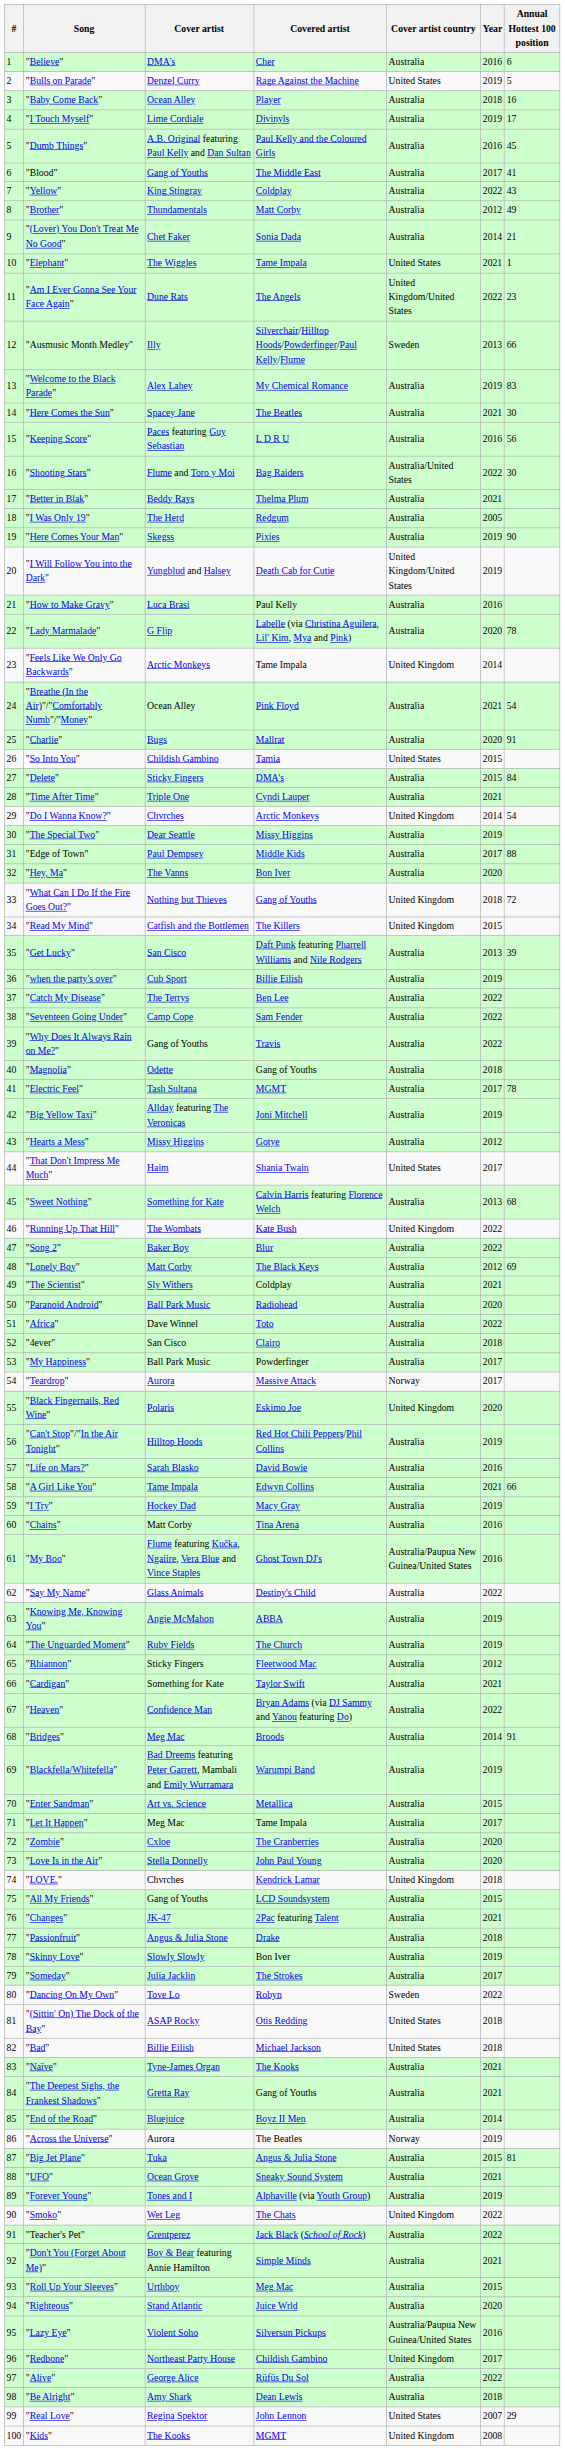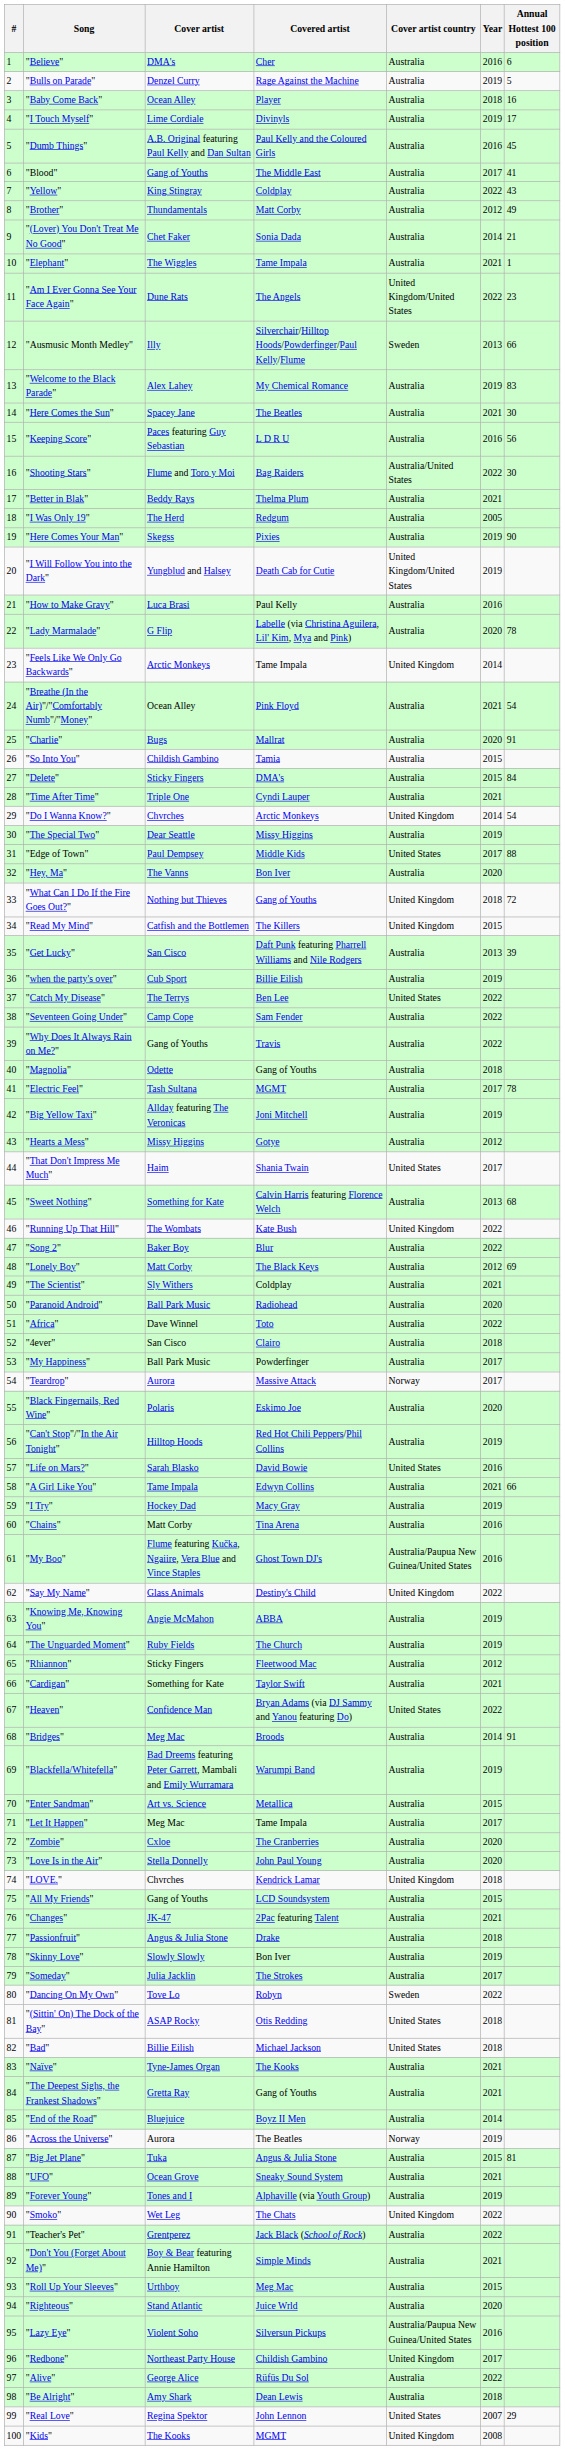(415, 81) United States -> (406, 81) Australia
(415, 263) United States -> (406, 263) Australia
(415, 758) United States -> (406, 758) Australia
(406, 854) Australia -> (415, 854) United States
(406, 998) Australia -> (415, 998) United States
(421, 1407) United Kingdom -> (406, 1407) Australia
(406, 1468) Australia -> (415, 1468) United States
(406, 1592) Australia -> (421, 1592) United Kingdom
(406, 1710) Australia -> (415, 1710) United States
